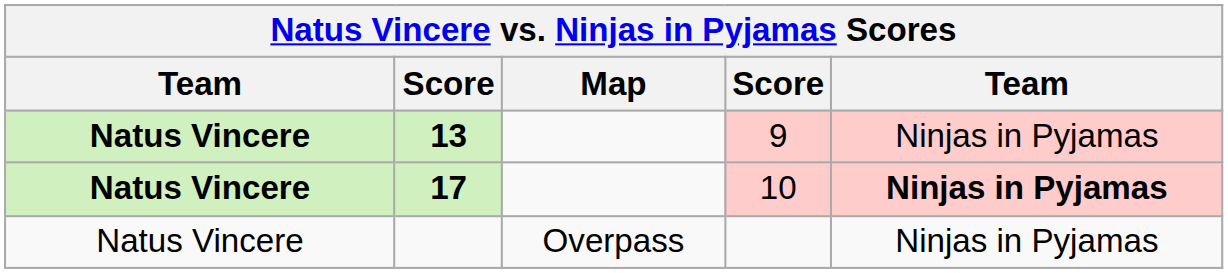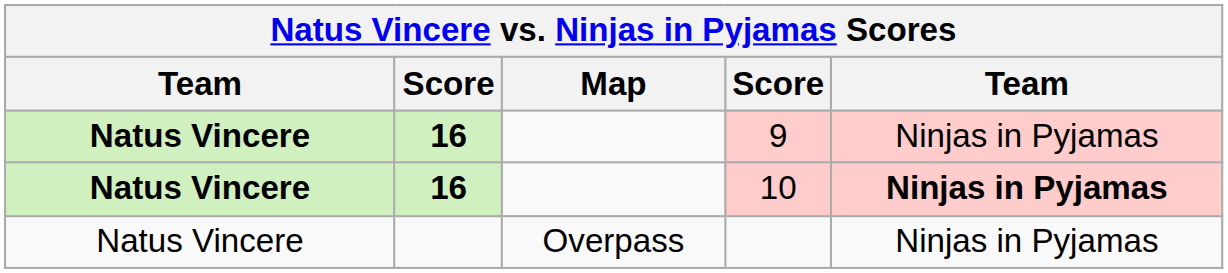(449, 135) 13 -> (449, 135) 16
(449, 188) 17 -> (449, 188) 16
